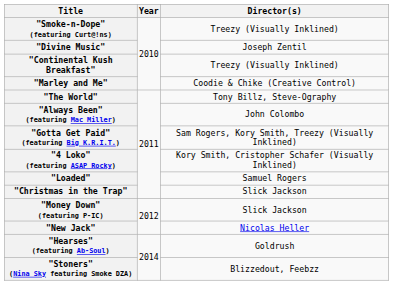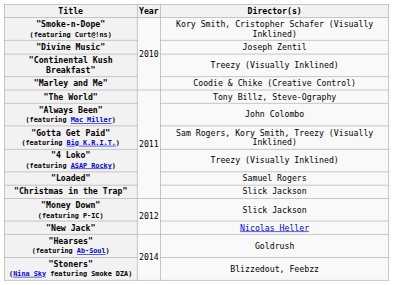(275, 29) Treezy (Visually Inklined) -> (275, 29) Kory Smith, Cristopher Schafer (Visually Inklined)
(275, 160) Kory Smith, Cristopher Schafer (Visually Inklined) -> (275, 160) Treezy (Visually Inklined)
